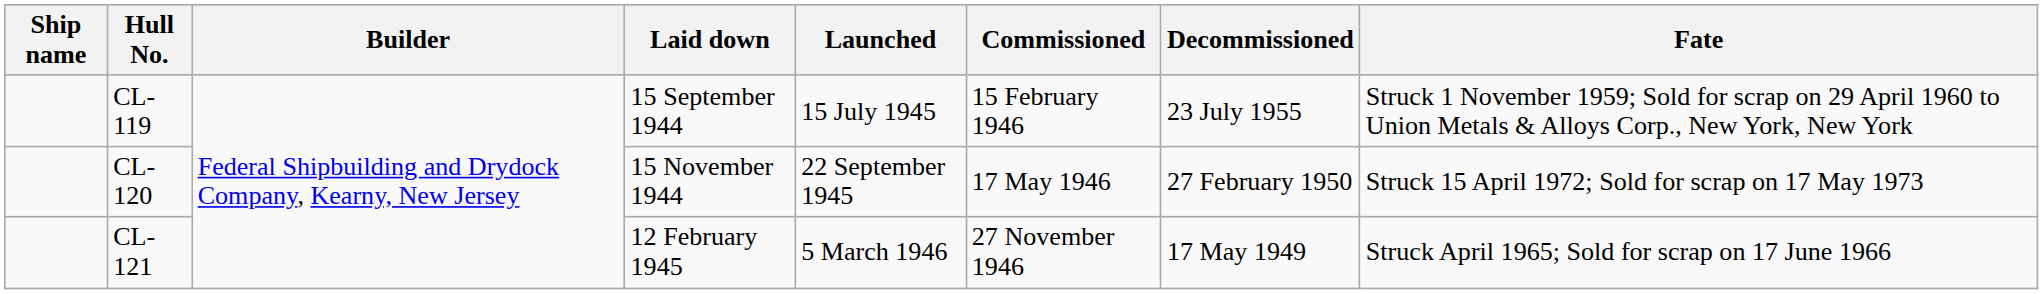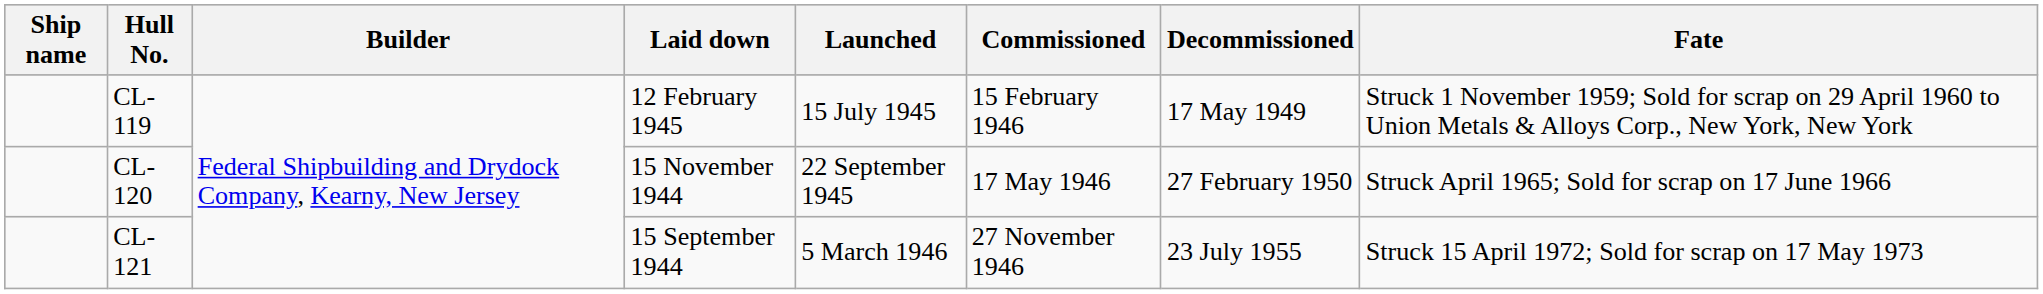(703, 110) 15 September 1944 -> (694, 110) 12 February 1945
(1234, 110) 23 July 1955 -> (1236, 110) 17 May 1949
(1645, 181) Struck 15 April 1972; Sold for scrap on 17 May 1973 -> (1628, 181) Struck April 1965; Sold for scrap on 17 June 1966
(694, 251) 12 February 1945 -> (703, 251) 15 September 1944
(1236, 251) 17 May 1949 -> (1234, 251) 23 July 1955
(1628, 251) Struck April 1965; Sold for scrap on 17 June 1966 -> (1645, 251) Struck 15 April 1972; Sold for scrap on 17 May 1973
